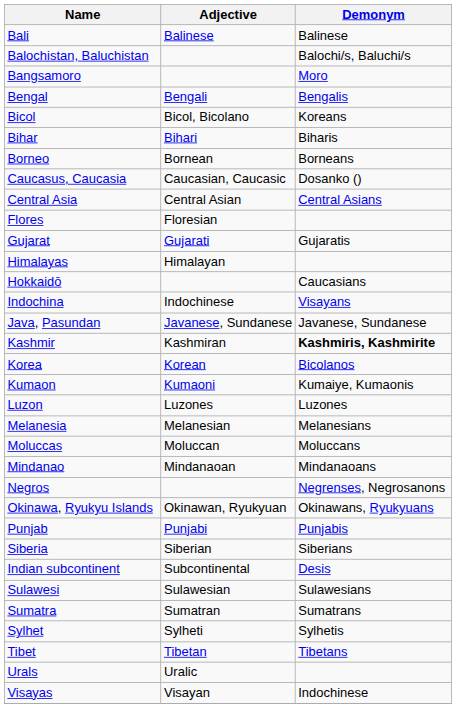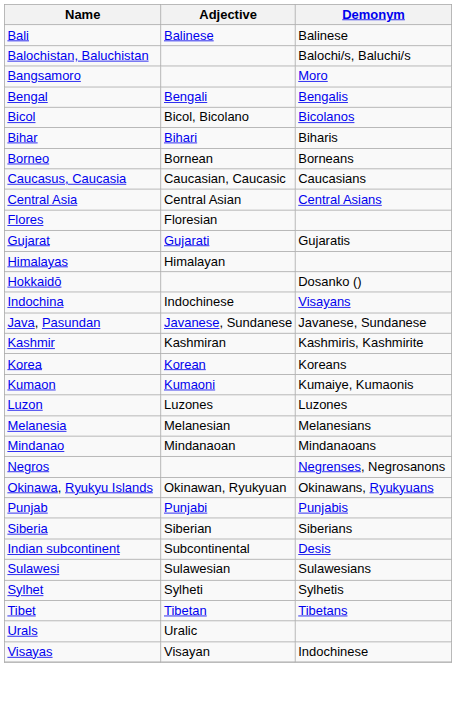(322, 117) Koreans -> (326, 117) Bicolanos
(330, 179) Dosanko () -> (332, 179) Caucasians
(332, 281) Caucasians -> (330, 281) Dosanko ()
(367, 343) bold -> (361, 343) normal
(326, 364) Bicolanos -> (322, 364) Koreans
- row: (35, 446)
- row: (32, 610)
